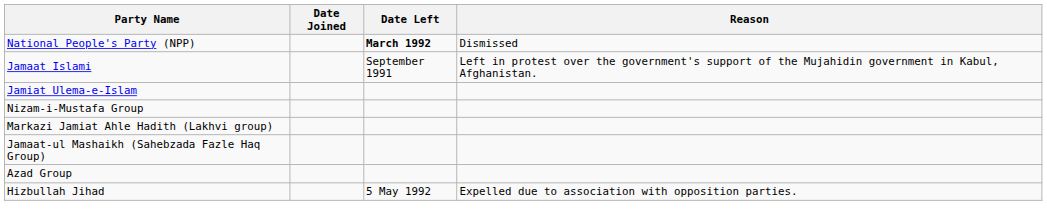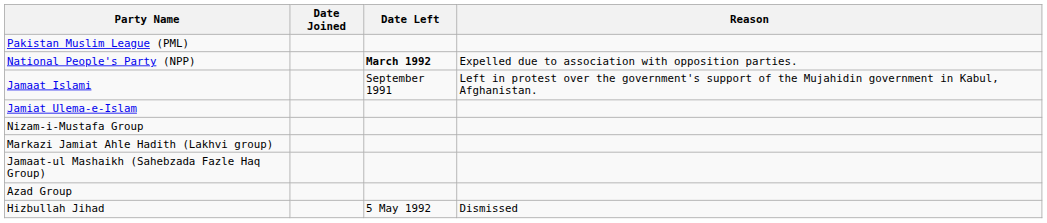+ row: (98, 43)
(489, 43) Dismissed -> (628, 61) Expelled due to association with opposition parties.
(628, 191) Expelled due to association with opposition parties. -> (489, 209) Dismissed
